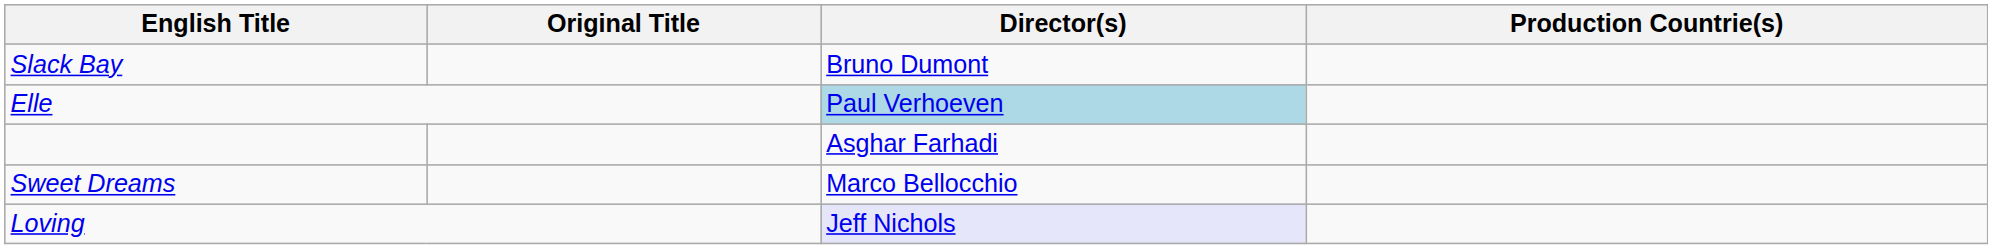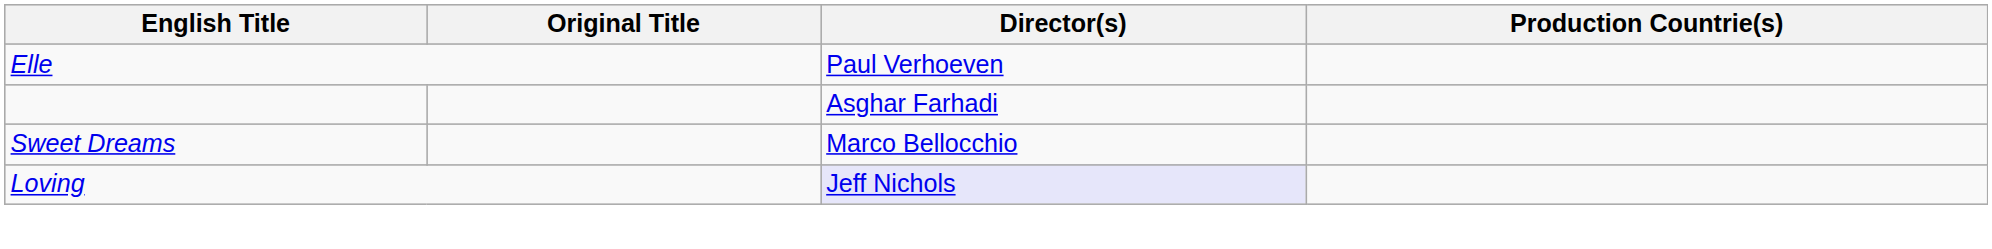- row: (66, 64)
(915, 104) lightblue background -> (915, 64) no background
